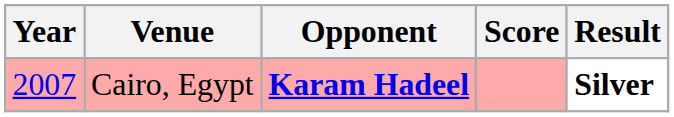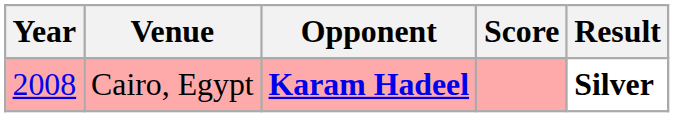(44, 83) 2007 -> (44, 83) 2008
